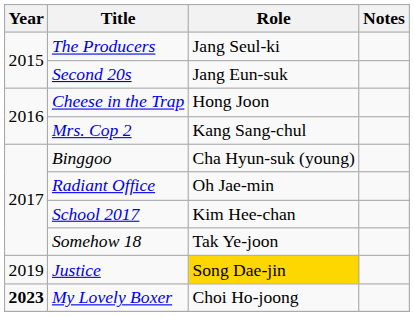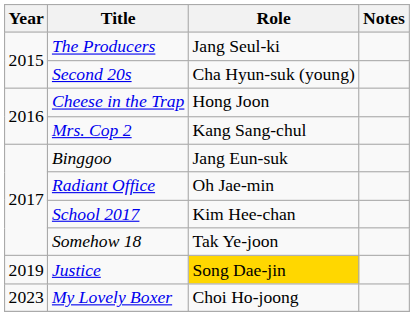(240, 74) Jang Eun-suk -> (274, 74) Cha Hyun-suk (young)
(274, 158) Cha Hyun-suk (young) -> (240, 158) Jang Eun-suk
(26, 297) bold -> (26, 297) normal
